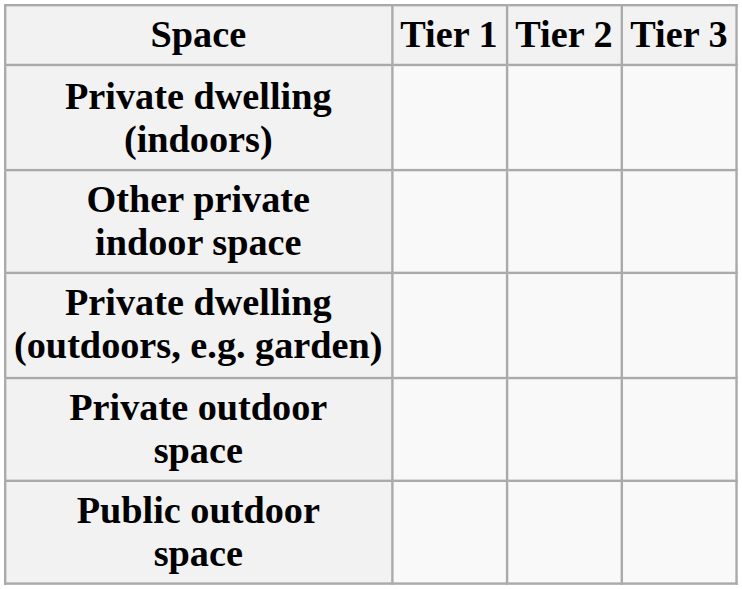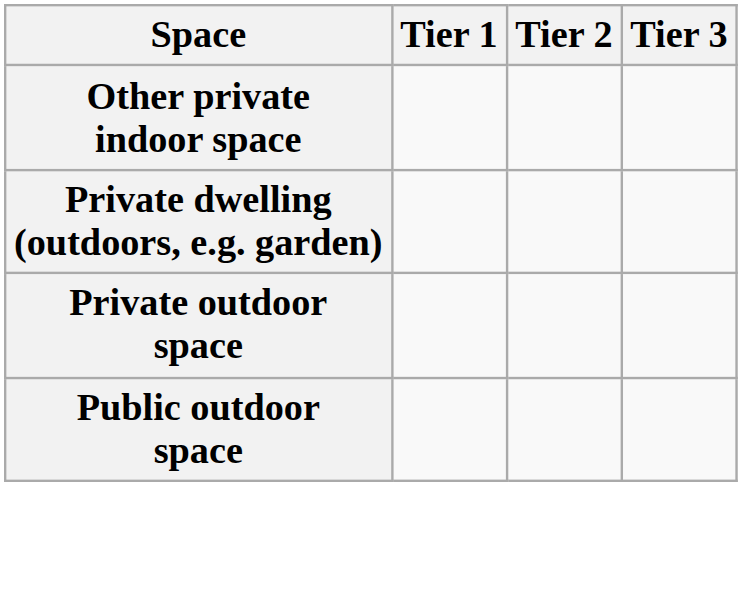- row: (198, 116)
